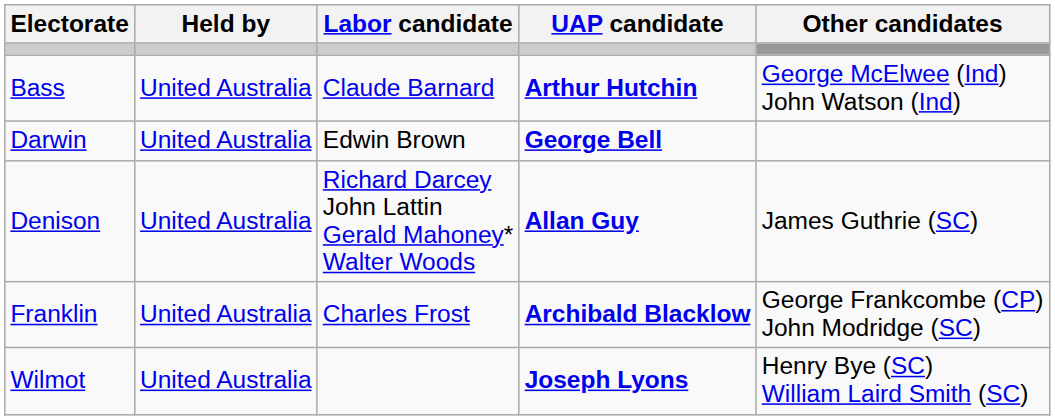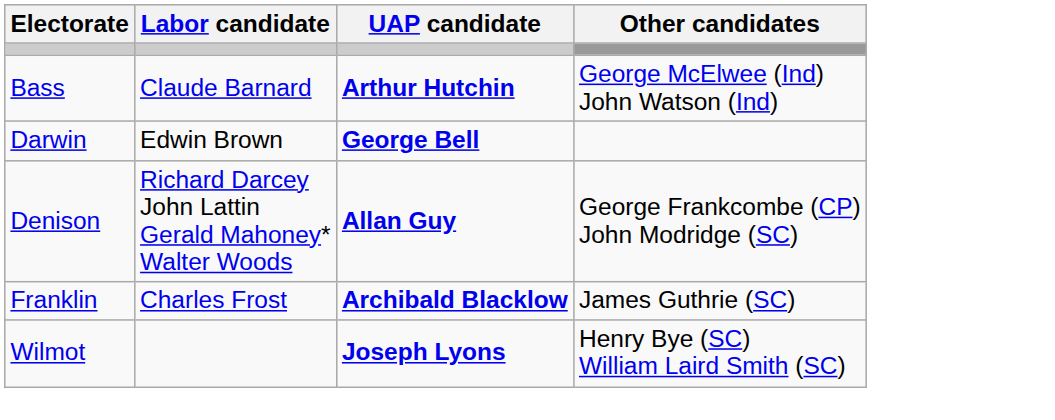- column: (226, 23)
(870, 220) James Guthrie (SC) -> (720, 220) George Frankcombe (CP) John Modridge (SC)
(903, 314) George Frankcombe (CP) John Modridge (SC) -> (687, 300) James Guthrie (SC)
